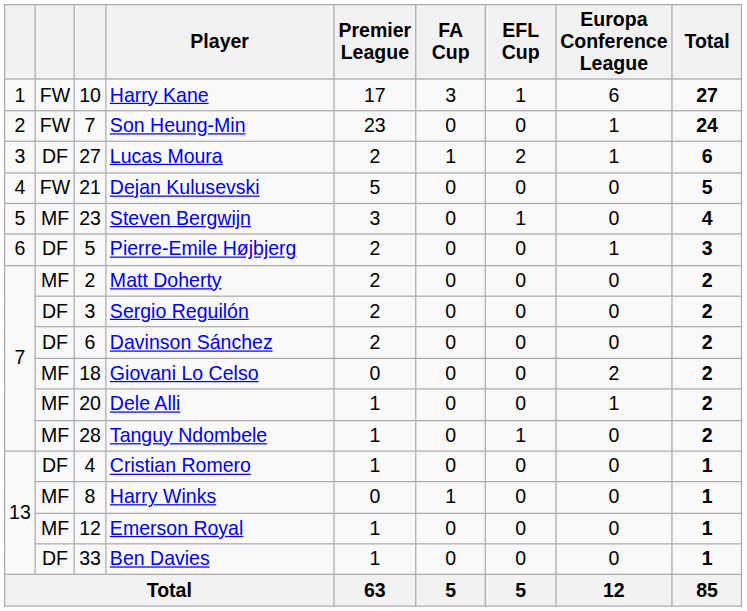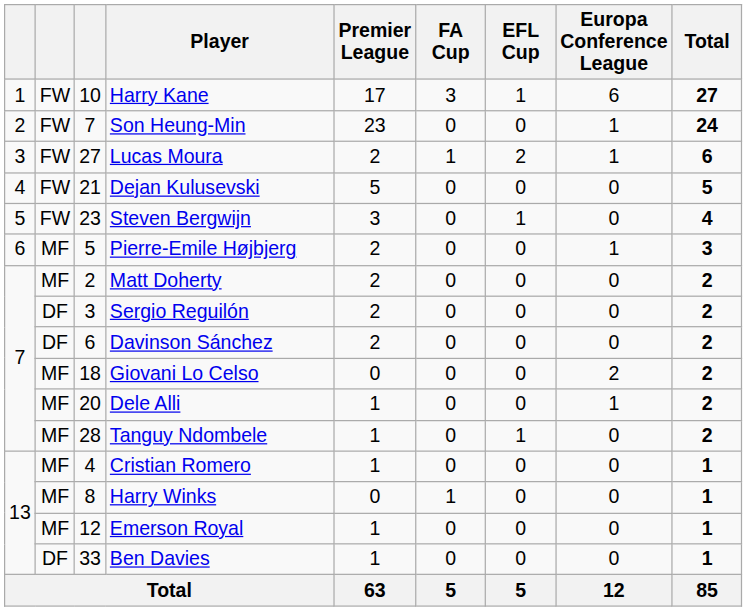(55, 156) DF -> (55, 156) FW
(55, 218) MF -> (55, 218) FW
(55, 249) DF -> (55, 249) MF
(55, 466) DF -> (55, 466) MF
